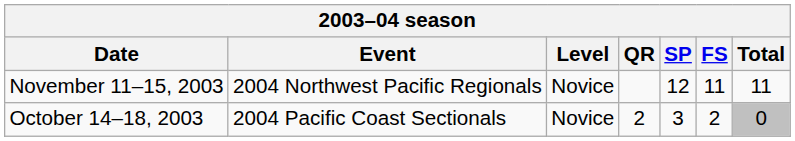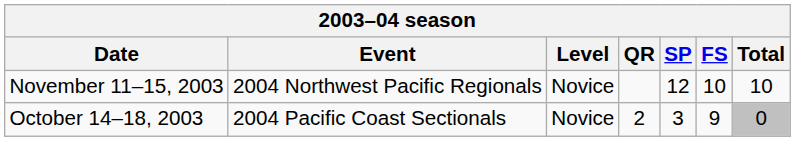(715, 86) 11 -> (715, 86) 10
(761, 86) 11 -> (761, 86) 10
(715, 119) 2 -> (715, 119) 9
